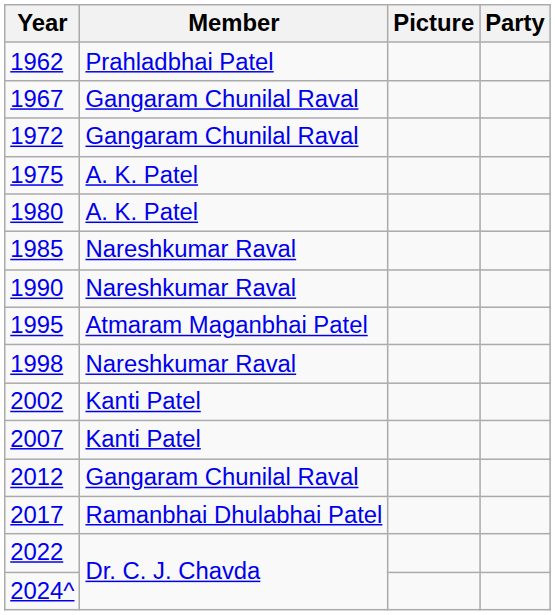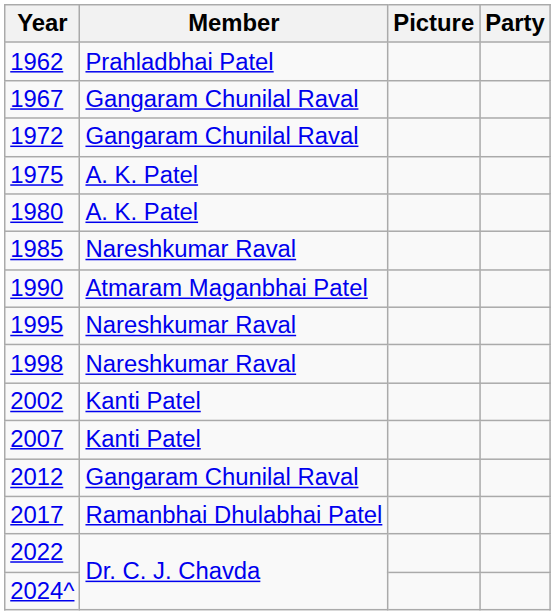(191, 288) Nareshkumar Raval -> (227, 288) Atmaram Maganbhai Patel
(227, 325) Atmaram Maganbhai Patel -> (191, 325) Nareshkumar Raval
